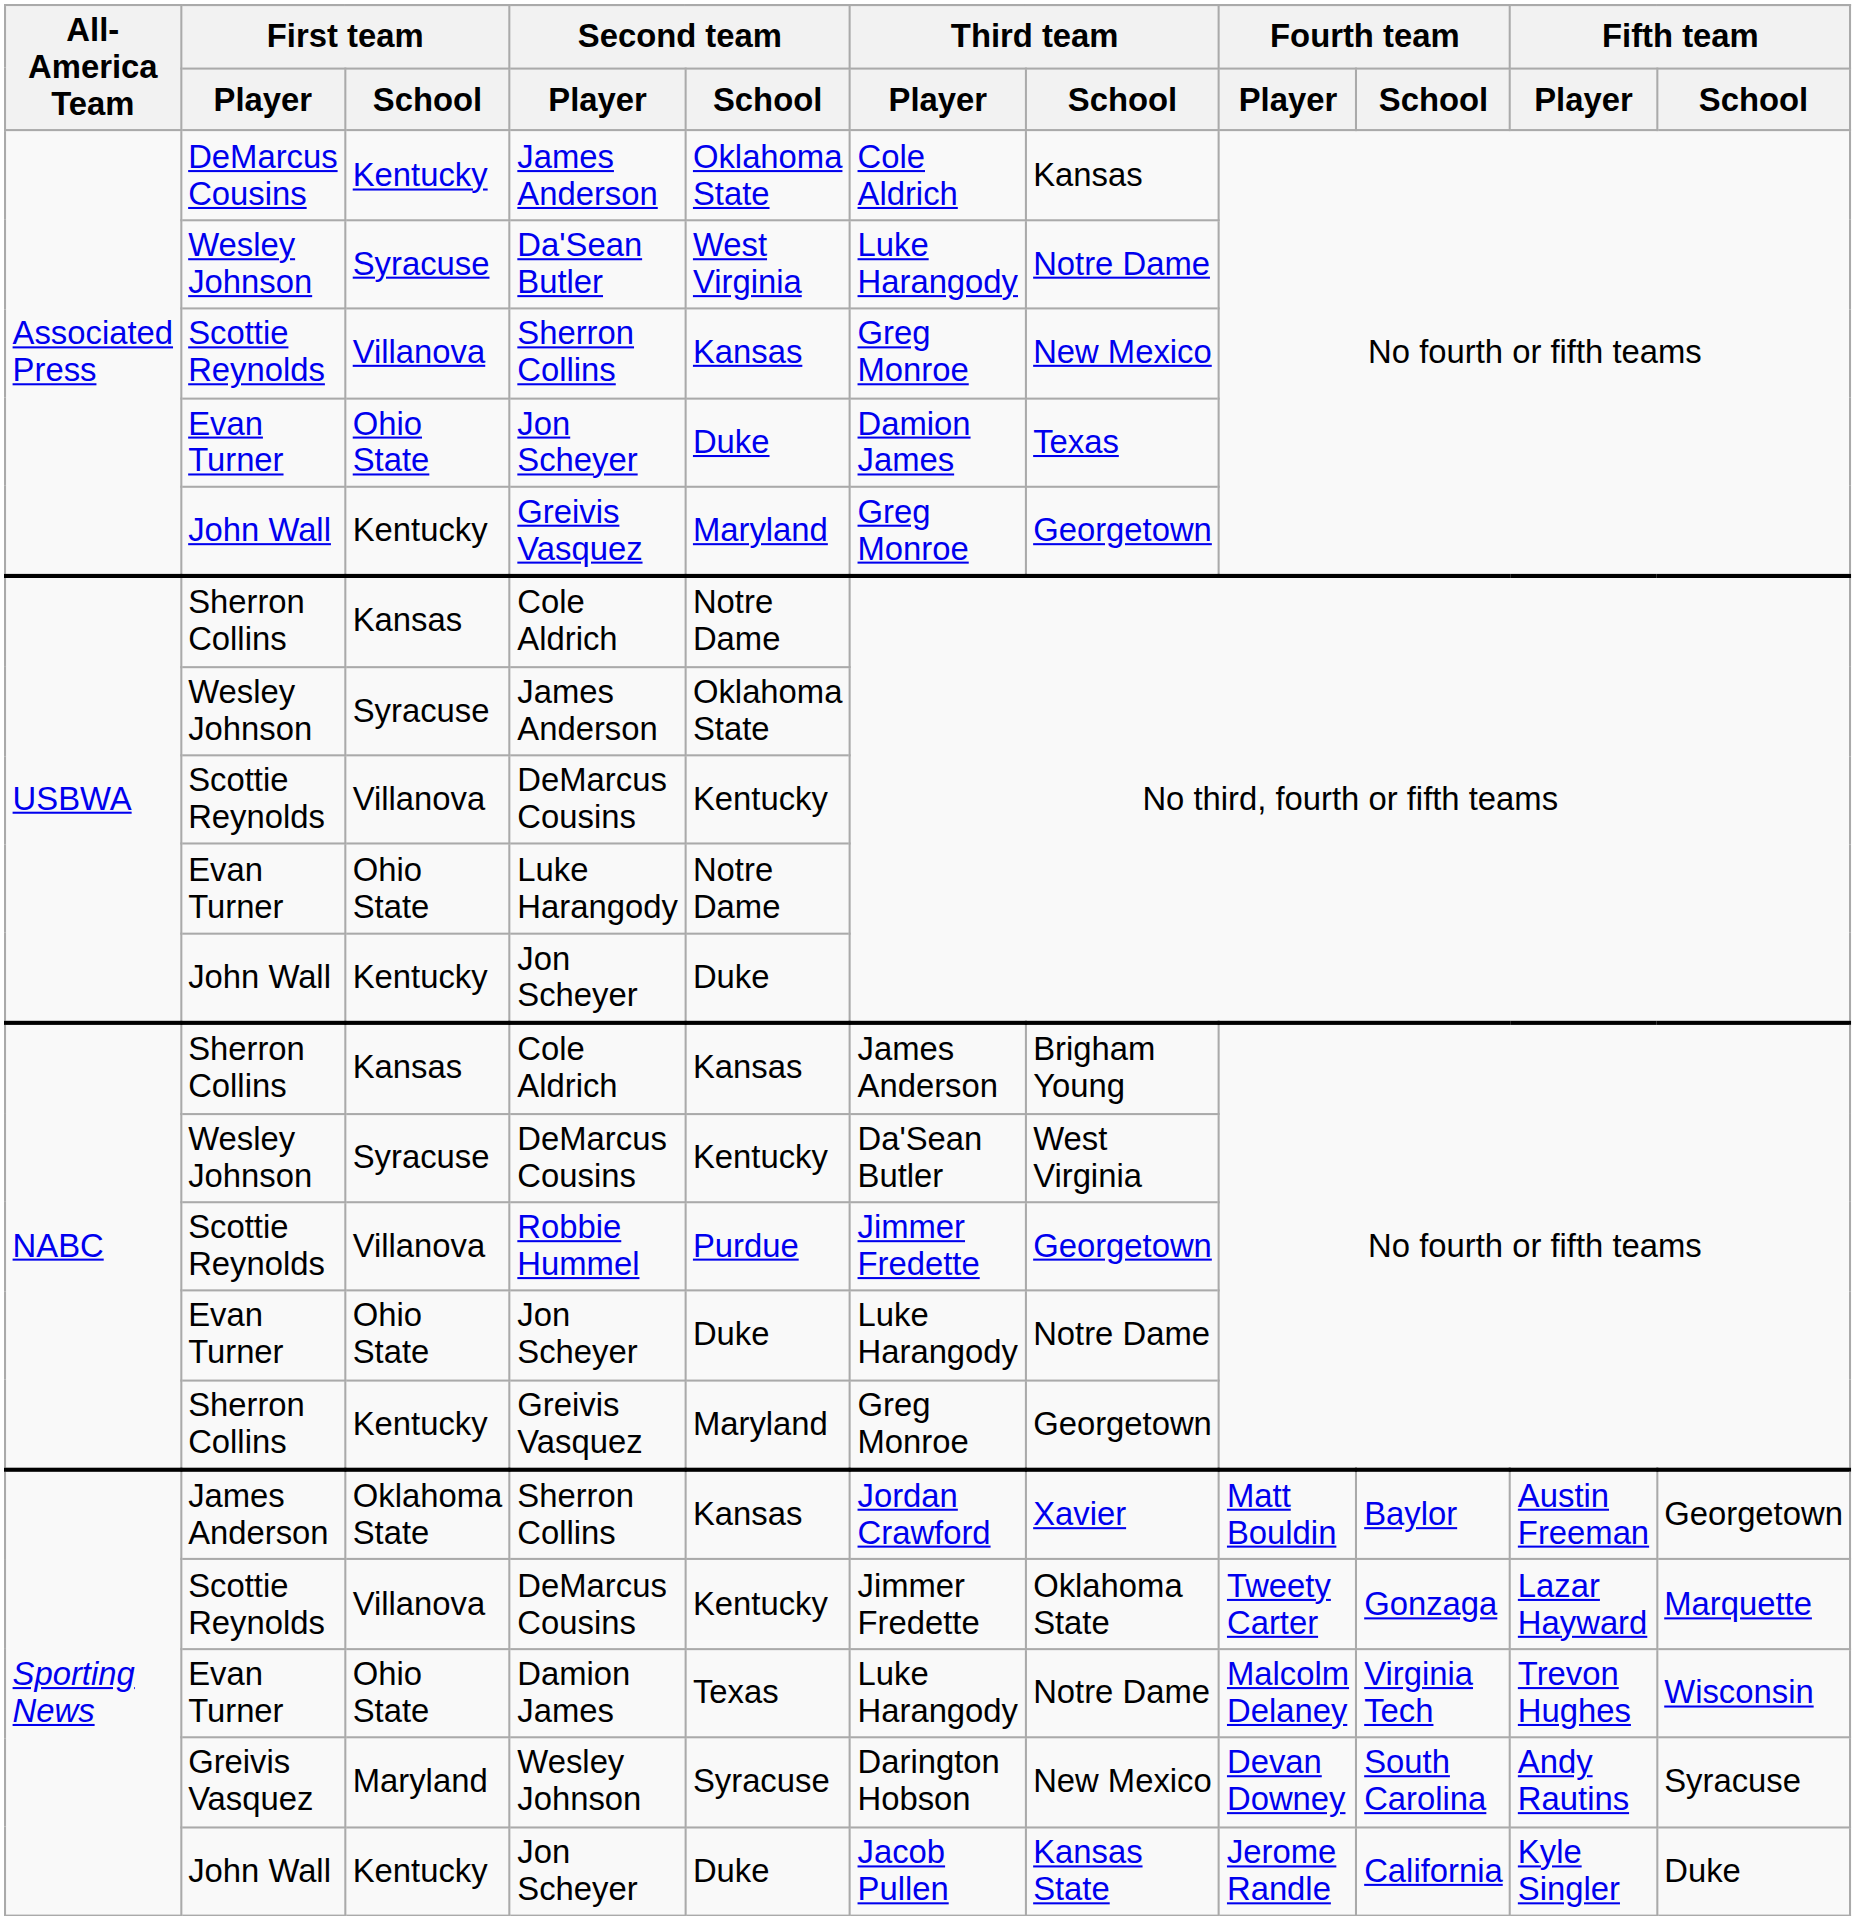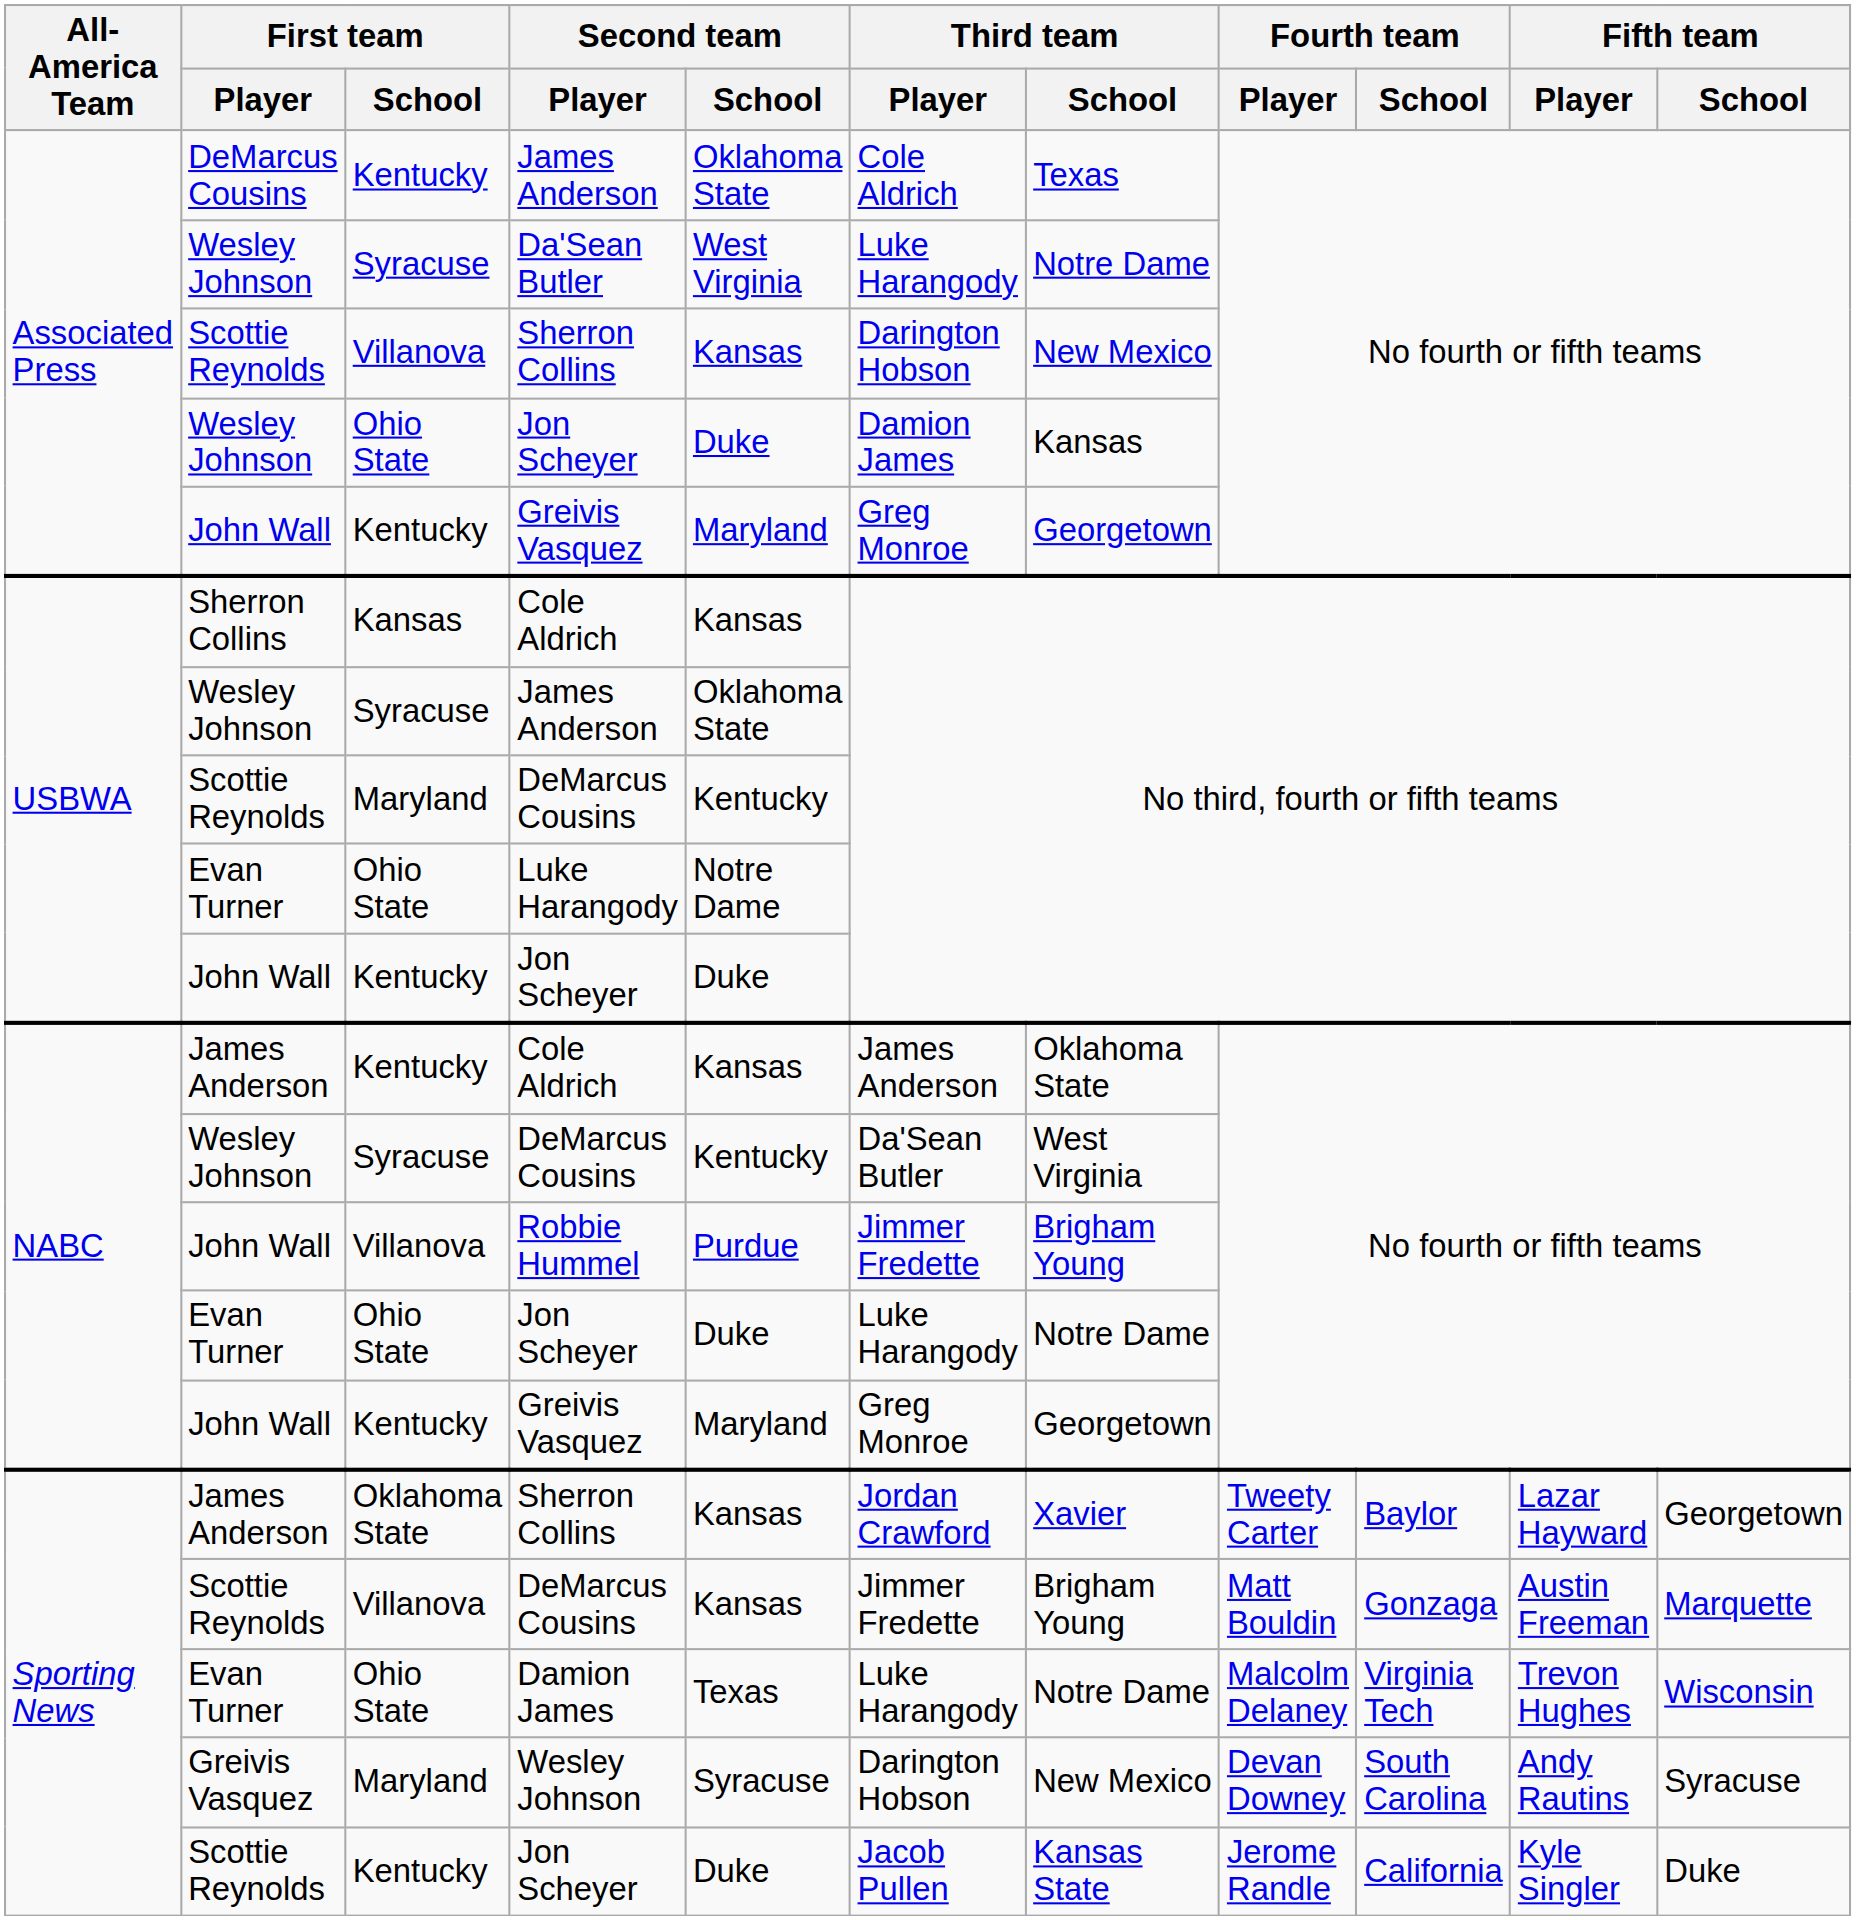(1088, 174) Kansas -> (1076, 174) Texas
(913, 352) Greg Monroe -> (929, 352) Darington Hobson
(236, 441) Evan Turner -> (250, 441) Wesley Johnson
(1076, 441) Texas -> (1088, 441) Kansas
(737, 621) Notre Dame -> (748, 621) Kansas
(419, 799) Villanova -> (420, 799) Maryland
(246, 1068) Sherron Collins -> (258, 1068) James Anderson
(407, 1068) Kansas -> (420, 1068) Kentucky
(1094, 1068) Brigham Young -> (1108, 1068) Oklahoma State
(257, 1245) Scottie Reynolds -> (260, 1245) John Wall
(1122, 1245) Georgetown -> (1094, 1245) Brigham Young
(246, 1423) Sherron Collins -> (260, 1423) John Wall
(1282, 1514) Matt Bouldin -> (1279, 1514) Tweety Carter
(1583, 1514) Austin Freeman -> (1583, 1514) Lazar Hayward
(760, 1603) Kentucky -> (748, 1603) Kansas
(1108, 1603) Oklahoma State -> (1094, 1603) Brigham Young
(1279, 1603) Tweety Carter -> (1282, 1603) Matt Bouldin
(1583, 1603) Lazar Hayward -> (1583, 1603) Austin Freeman
(260, 1870) John Wall -> (257, 1870) Scottie Reynolds
